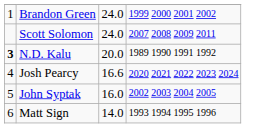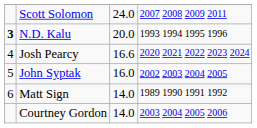- row: (58, 14)
(172, 53) 1989 1990 1991 1992 -> (183, 34) 1993 1994 1995 1996
(172, 113) 1993 1994 1995 1996 -> (183, 93) 1989 1990 1991 1992
+ row: (63, 113)
